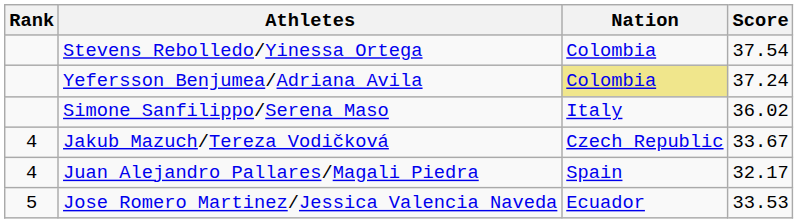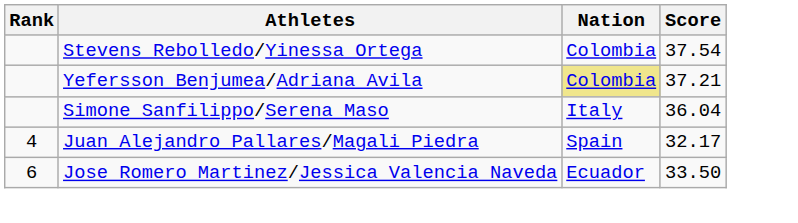(761, 81) 37.24 -> (693, 81) 37.21
(761, 112) 36.02 -> (693, 112) 36.04
- row: (226, 142)
(32, 203) 5 -> (32, 173) 6
(761, 203) 33.53 -> (693, 173) 33.50
